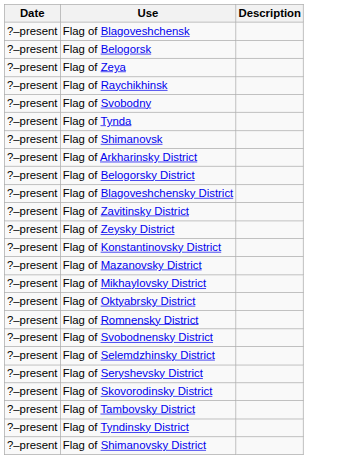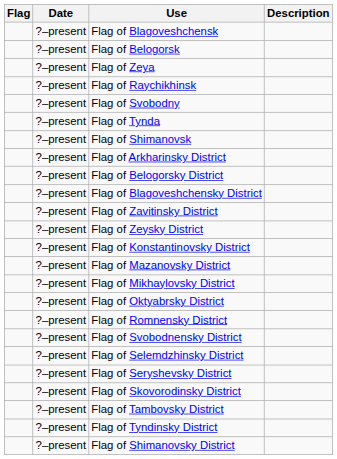+ column: (19, 13)
